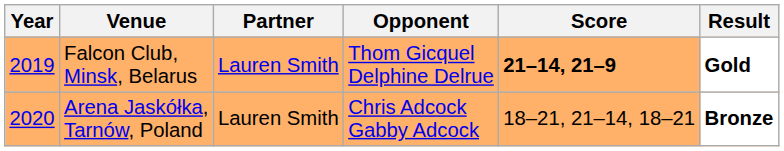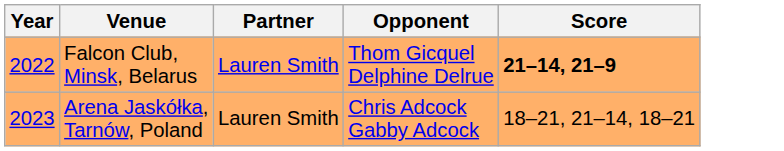- column: (739, 21)
(32, 64) 2019 -> (32, 64) 2022
(32, 119) 2020 -> (32, 119) 2023
